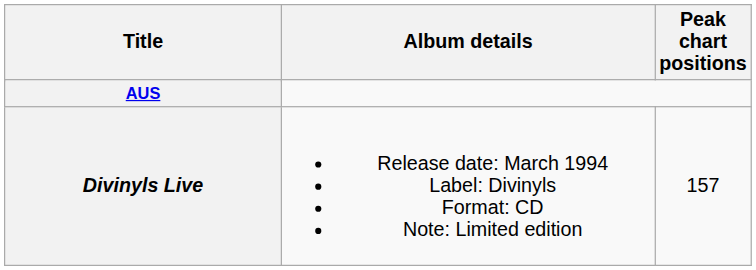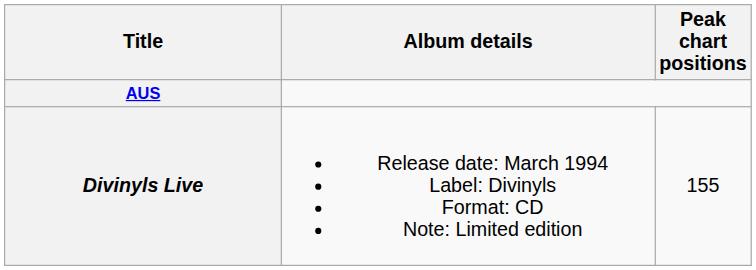(703, 185) 157 -> (703, 185) 155
